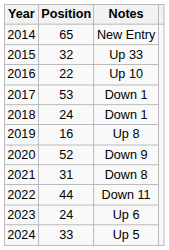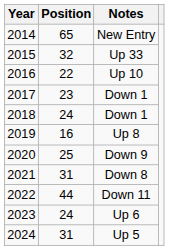(66, 94) 53 -> (66, 94) 23
(66, 154) 52 -> (66, 154) 25
(66, 235) 33 -> (66, 235) 31
